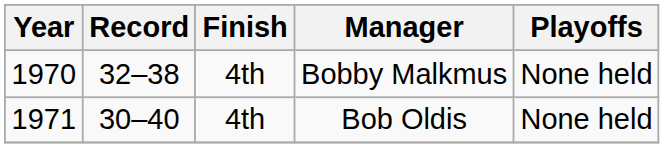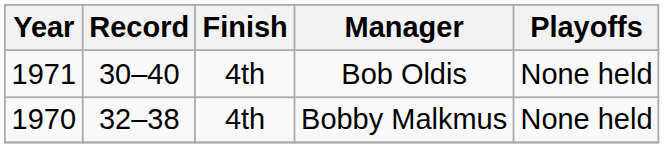rows swapped: (404, 73) <-> (404, 119)
